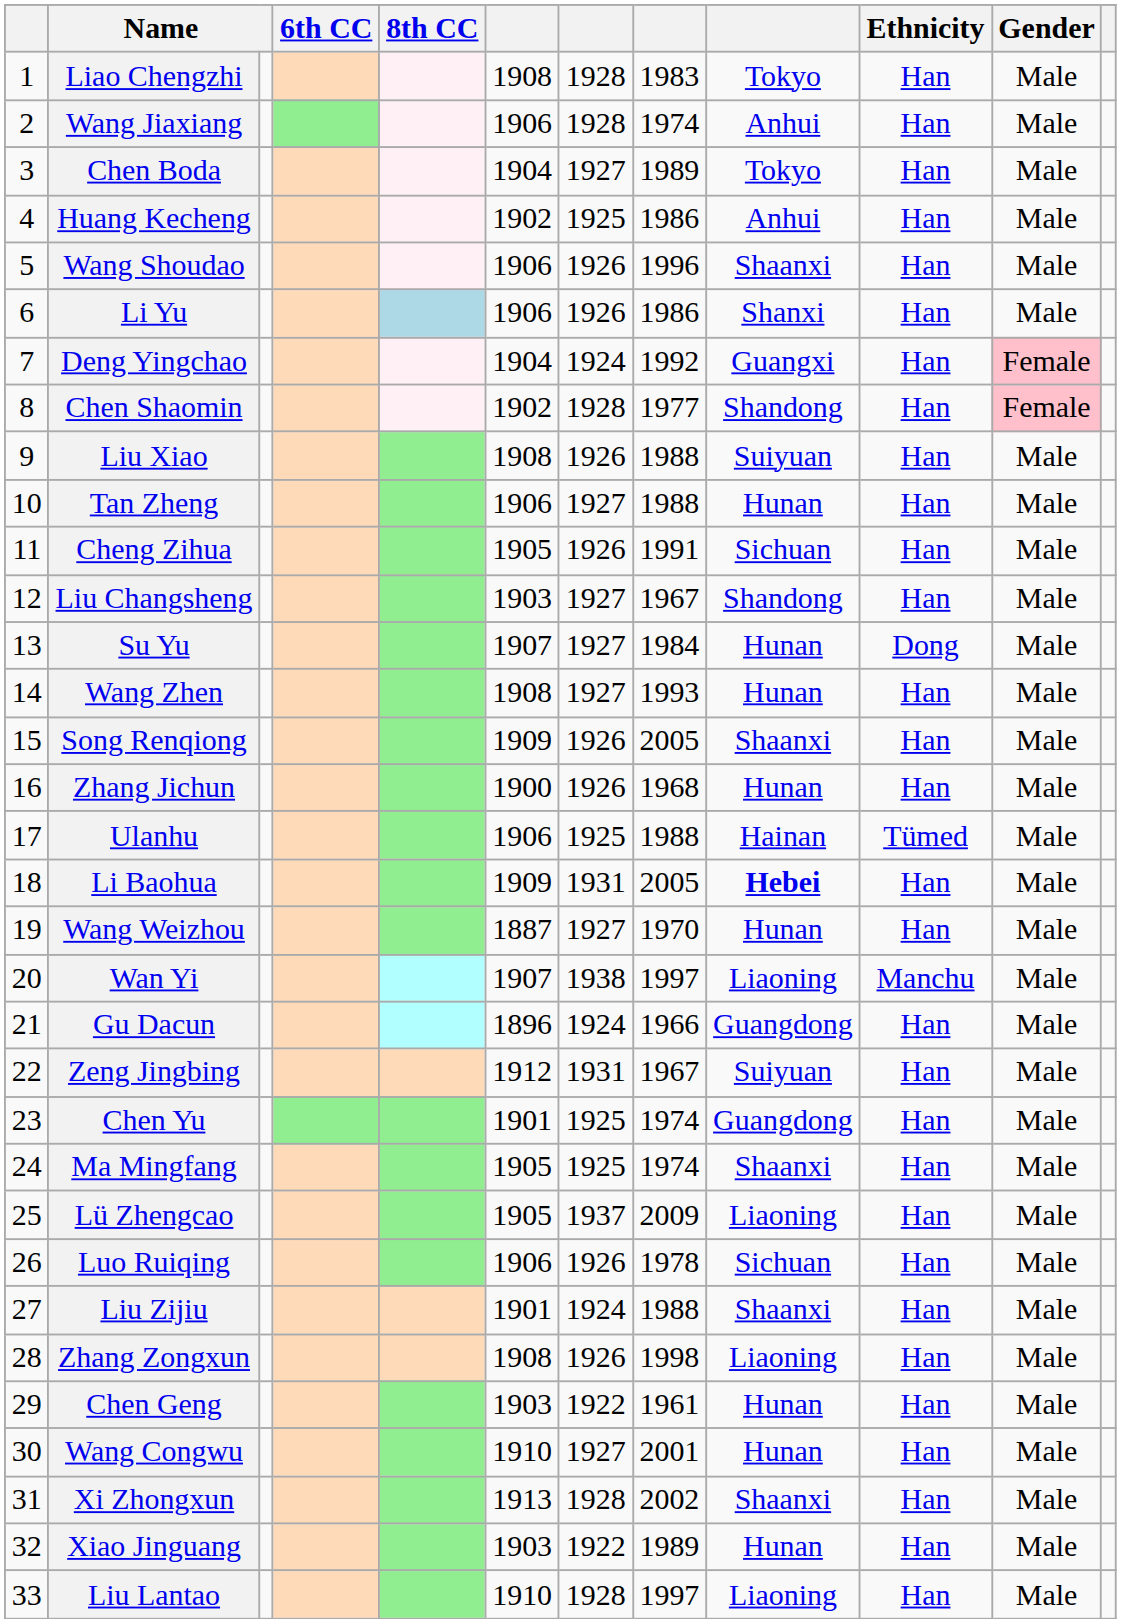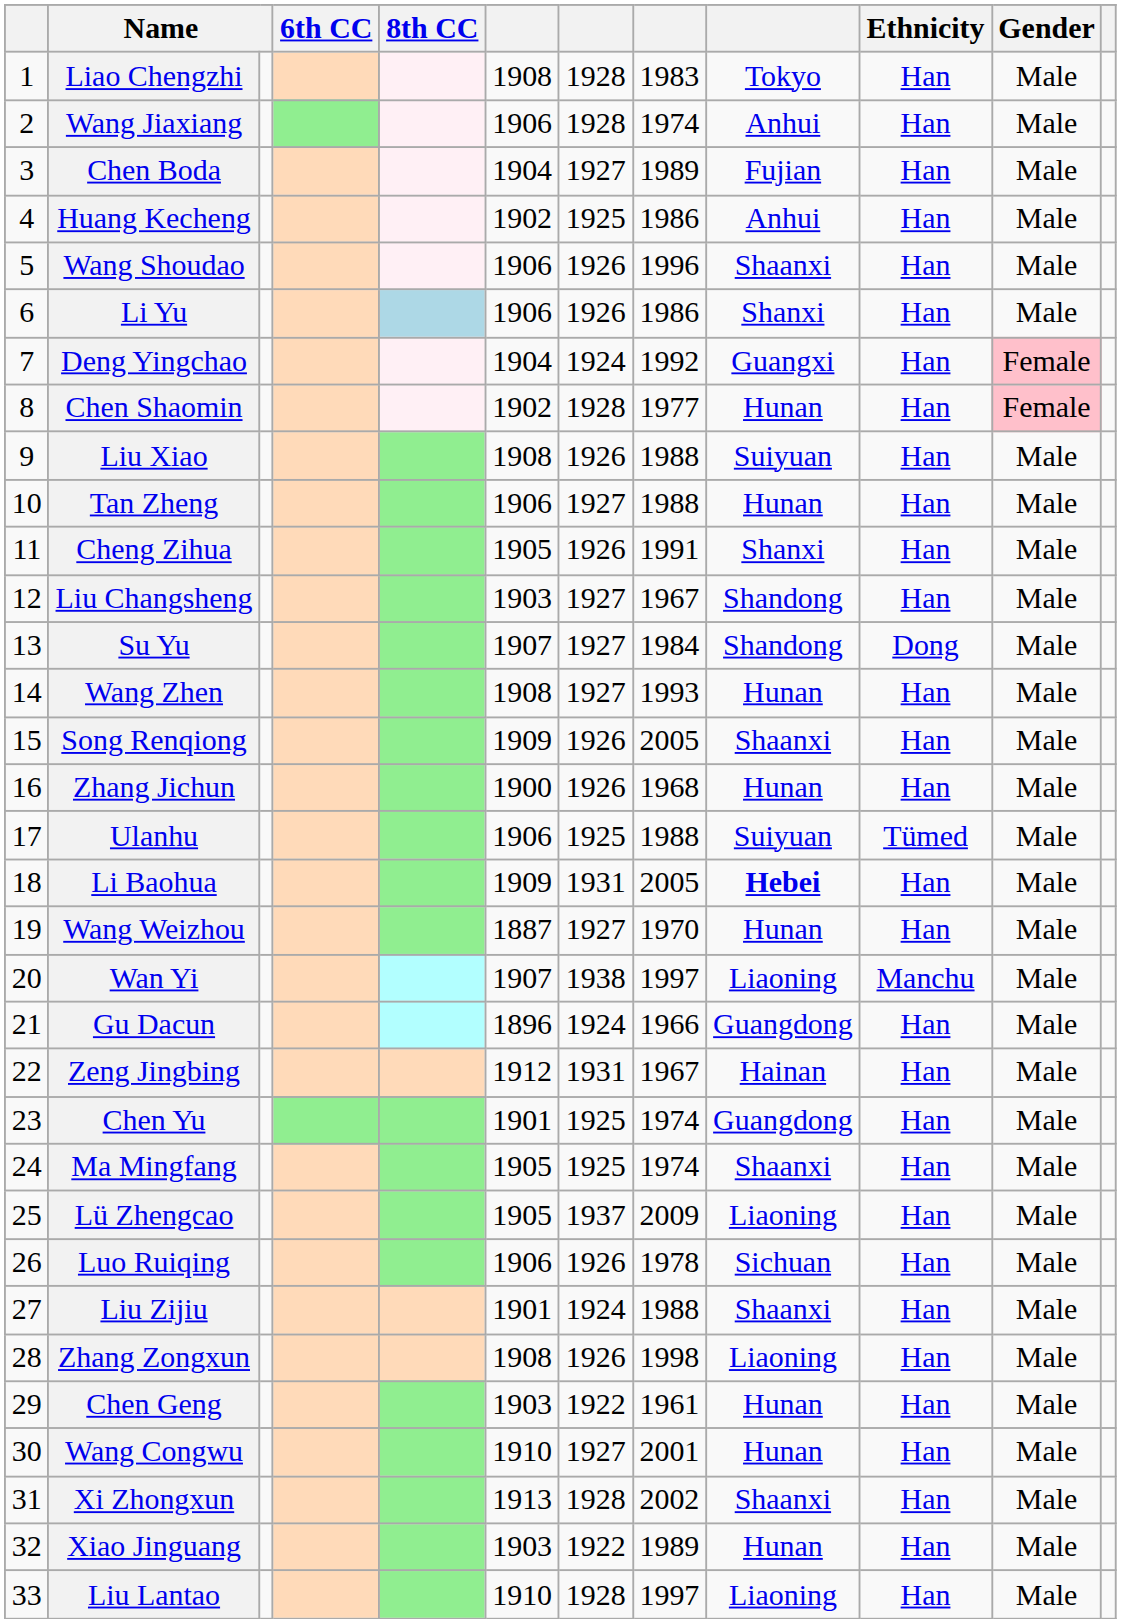(783, 170) Tokyo -> (783, 170) Fujian
(783, 407) Shandong -> (783, 407) Hunan
(783, 550) Sichuan -> (783, 550) Shanxi
(783, 645) Hunan -> (783, 645) Shandong
(783, 834) Hainan -> (783, 834) Suiyuan
(783, 1072) Suiyuan -> (783, 1072) Hainan
